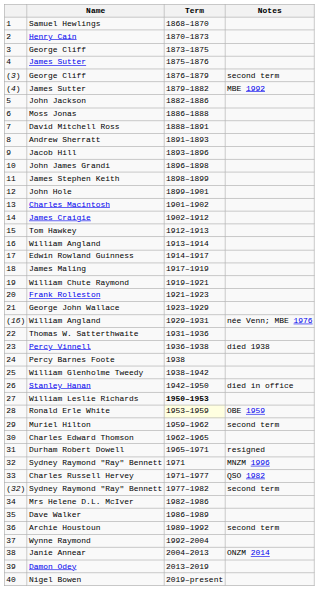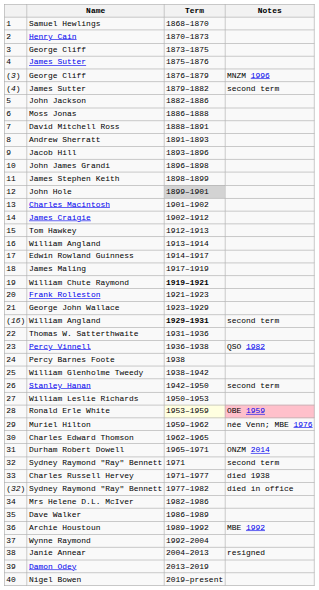(253, 75) second term -> (248, 75) MNZM 1996
(246, 88) MBE 1992 -> (253, 88) second term
(187, 192) no background -> (187, 192) lightgrey background
(187, 282) normal -> (187, 282) bold
(187, 321) normal -> (187, 321) bold
(270, 321) née Venn; MBE 1976 -> (253, 321) second term
(248, 347) died 1938 -> (246, 347) QSO 1982
(260, 386) died in office -> (253, 386) second term
(187, 398) bold -> (187, 398) normal
(246, 411) no background -> (246, 411) pink background
(253, 424) second term -> (270, 424) née Venn; MBE 1976
(246, 450) resigned -> (248, 450) ONZM 2014
(248, 463) MNZM 1996 -> (253, 463) second term
(246, 476) QSO 1982 -> (248, 476) died 1938
(253, 489) second term -> (260, 489) died in office
(253, 528) second term -> (246, 528) MBE 1992
(248, 554) ONZM 2014 -> (246, 554) resigned
